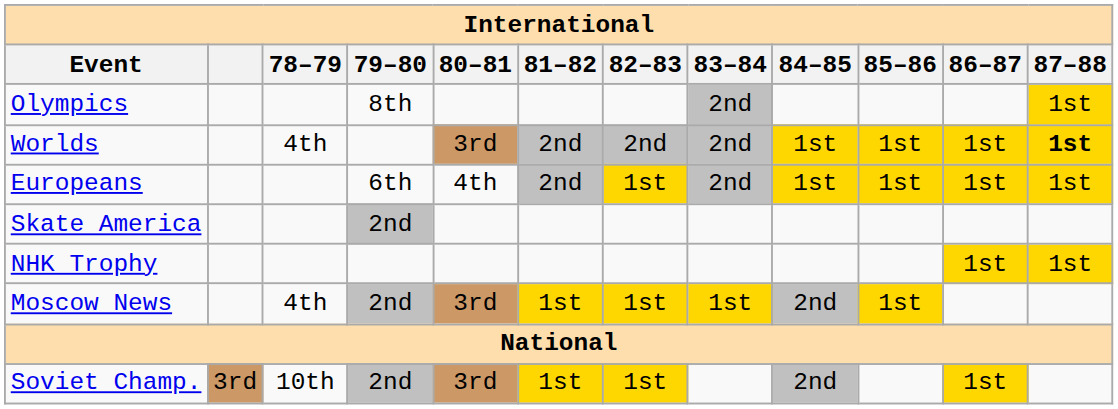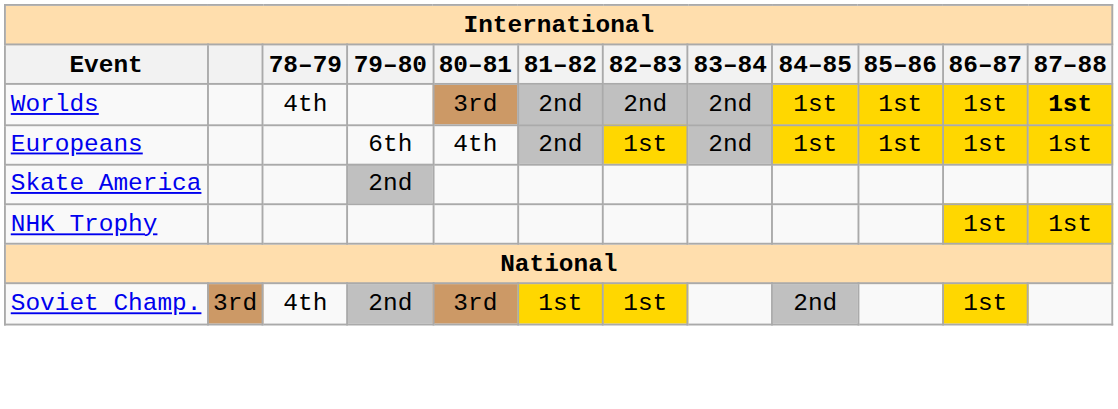- row: (69, 105)
- row: (91, 304)
(305, 383) 10th -> (305, 304) 4th
